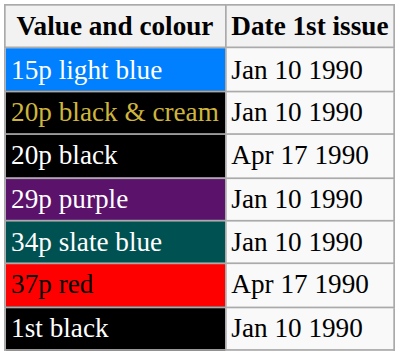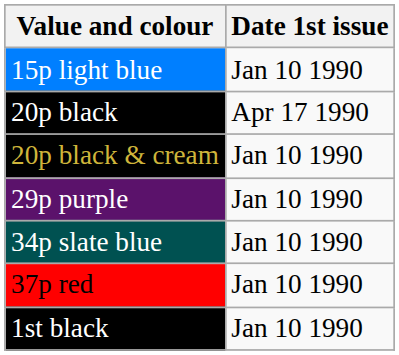rows swapped: (115, 112) <-> (64, 155)
(300, 284) Apr 17 1990 -> (297, 284) Jan 10 1990
